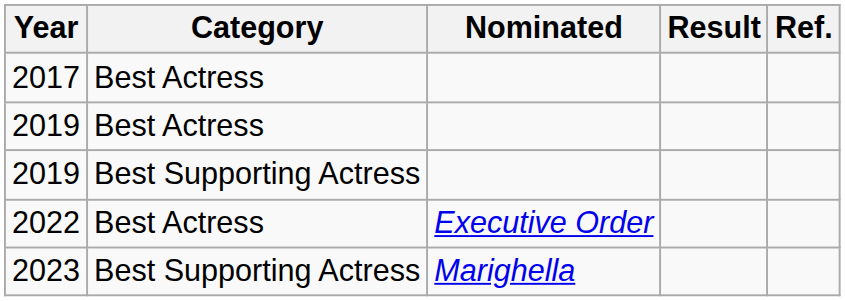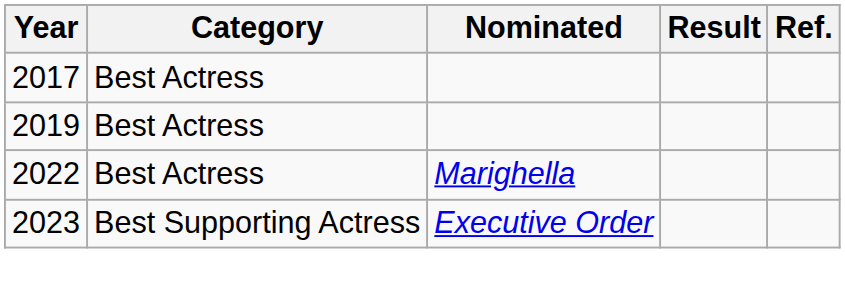- row: (46, 174)
(544, 222) Executive Order -> (505, 174) Marighella
(505, 271) Marighella -> (544, 222) Executive Order
